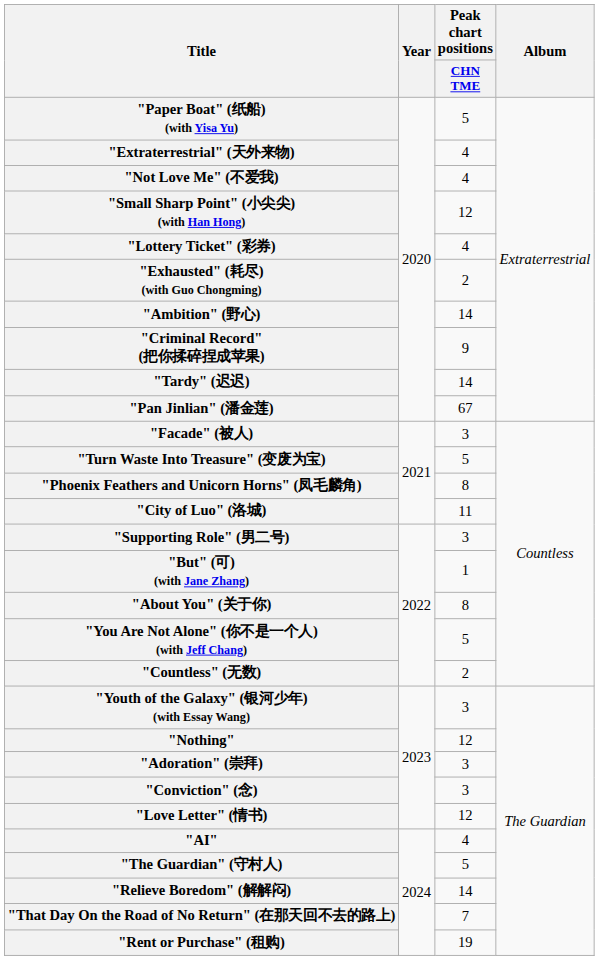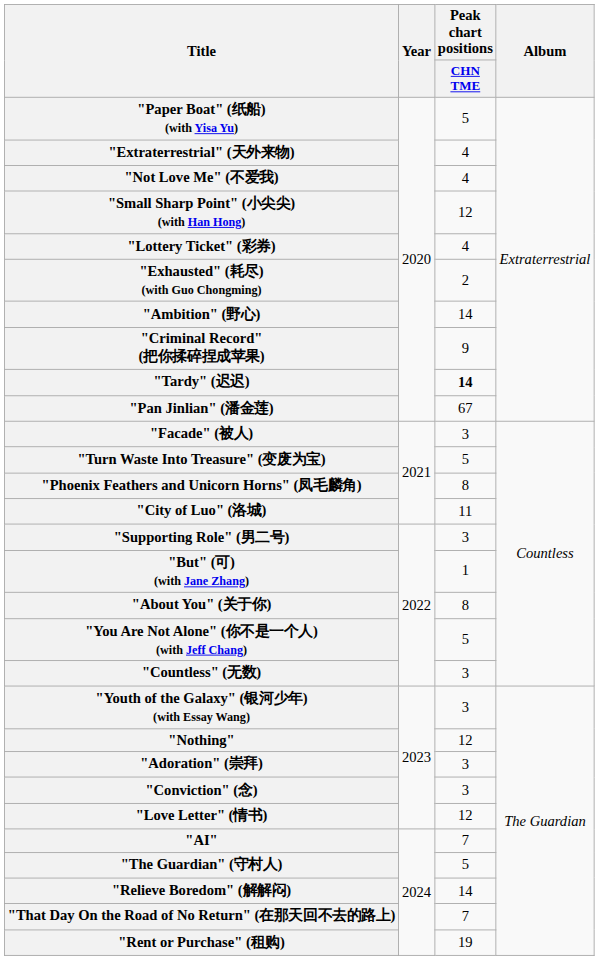(465, 382) normal -> (465, 382) bold
(465, 673) 2 -> (465, 673) 3
(465, 840) 4 -> (465, 840) 7
